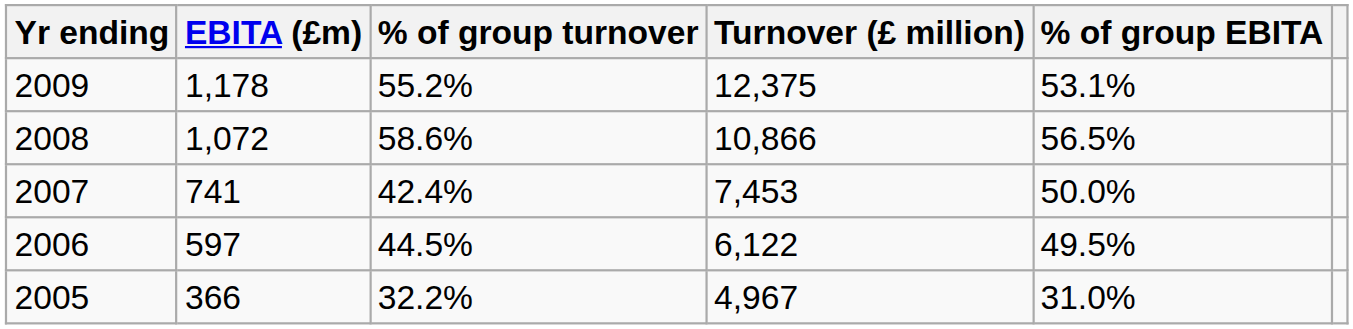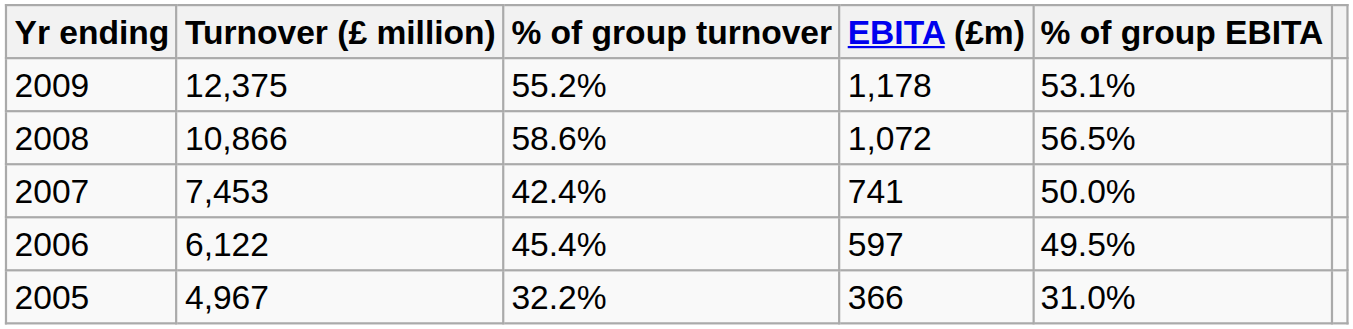columns swapped: (869, 32) <-> (274, 32)
(425, 244) 44.5% -> (559, 244) 45.4%
